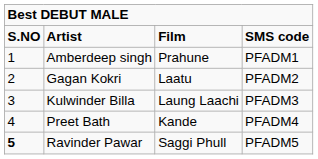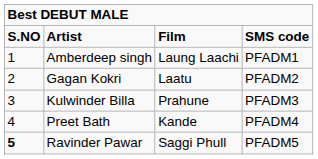(184, 57) Prahune -> (198, 57) Laung Laachi
(198, 100) Laung Laachi -> (184, 100) Prahune
